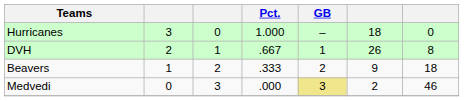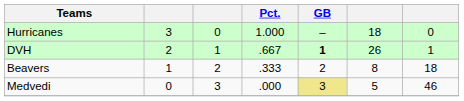(322, 50) normal -> (322, 50) bold
(431, 50) 8 -> (431, 50) 1
(375, 68) 9 -> (375, 68) 8
(375, 86) 2 -> (375, 86) 5
